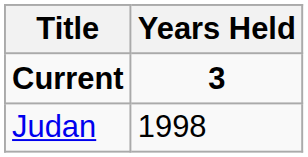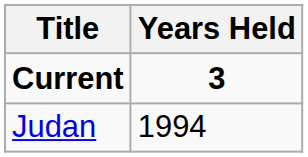(172, 126) 1998 -> (172, 126) 1994
